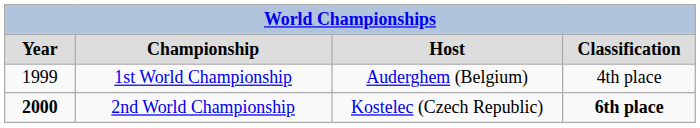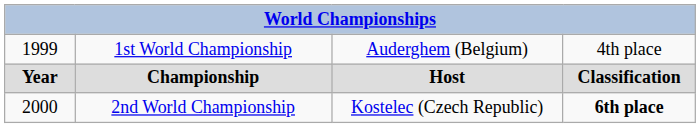rows swapped: (203, 49) <-> (203, 78)
(40, 107) bold -> (40, 107) normal
